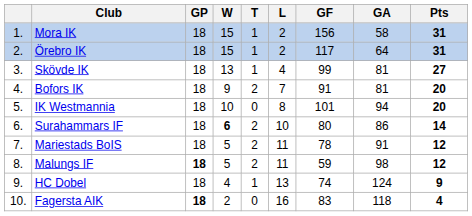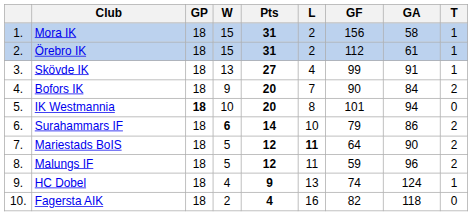columns swapped: (255, 13) <-> (439, 13)
(325, 51) 117 -> (354, 51) 112
(382, 51) 64 -> (412, 51) 61
(382, 70) 81 -> (412, 70) 91
(325, 88) 91 -> (354, 88) 90
(382, 88) 81 -> (412, 88) 84
(199, 107) normal -> (199, 107) bold
(325, 126) 80 -> (354, 126) 79
(282, 145) normal -> (312, 145) bold
(325, 145) 78 -> (354, 145) 64
(382, 145) 91 -> (412, 145) 90
(199, 164) bold -> (199, 164) normal
(382, 164) 98 -> (412, 164) 96
(199, 201) bold -> (199, 201) normal
(325, 201) 83 -> (354, 201) 82
